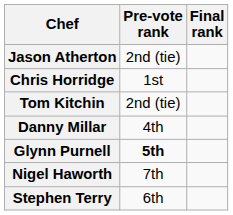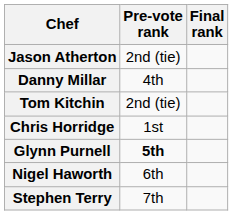rows swapped: (62, 80) <-> (62, 127)
(153, 174) 7th -> (153, 174) 6th
(153, 198) 6th -> (153, 198) 7th
